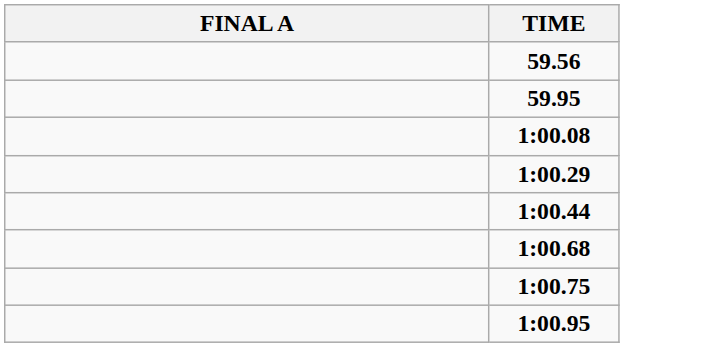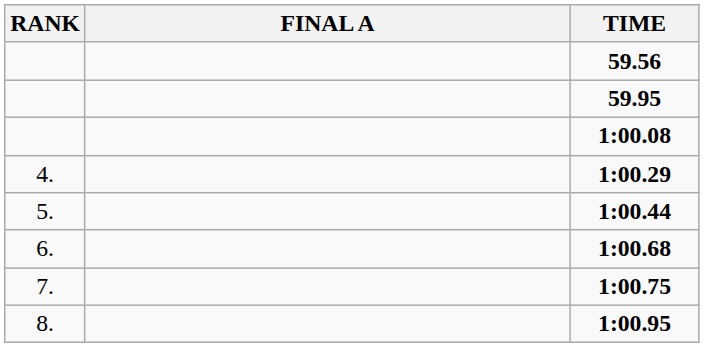+ column: (45, 23)
